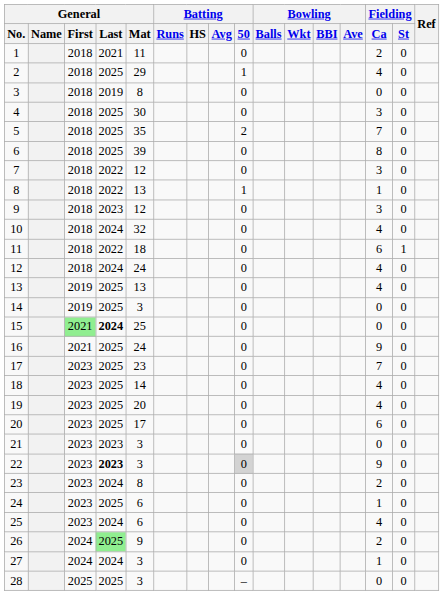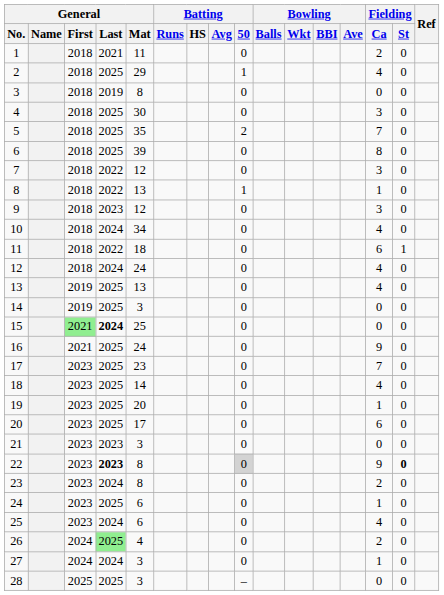(140, 229) 32 -> (140, 229) 34
(379, 405) 4 -> (379, 405) 1
(140, 463) 3 -> (140, 463) 8
(404, 463) normal -> (404, 463) bold
(140, 541) 9 -> (140, 541) 4
